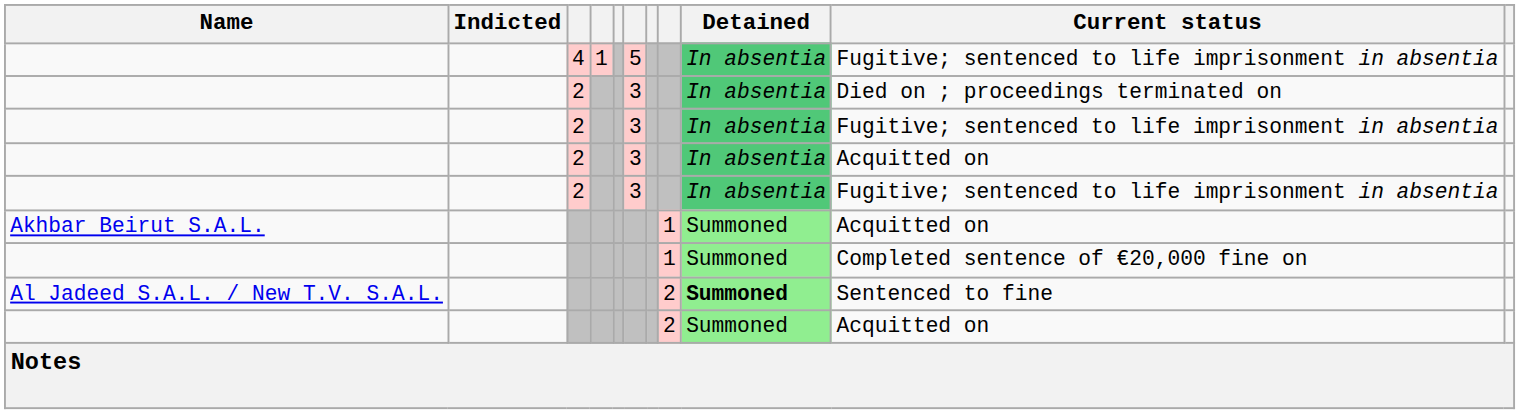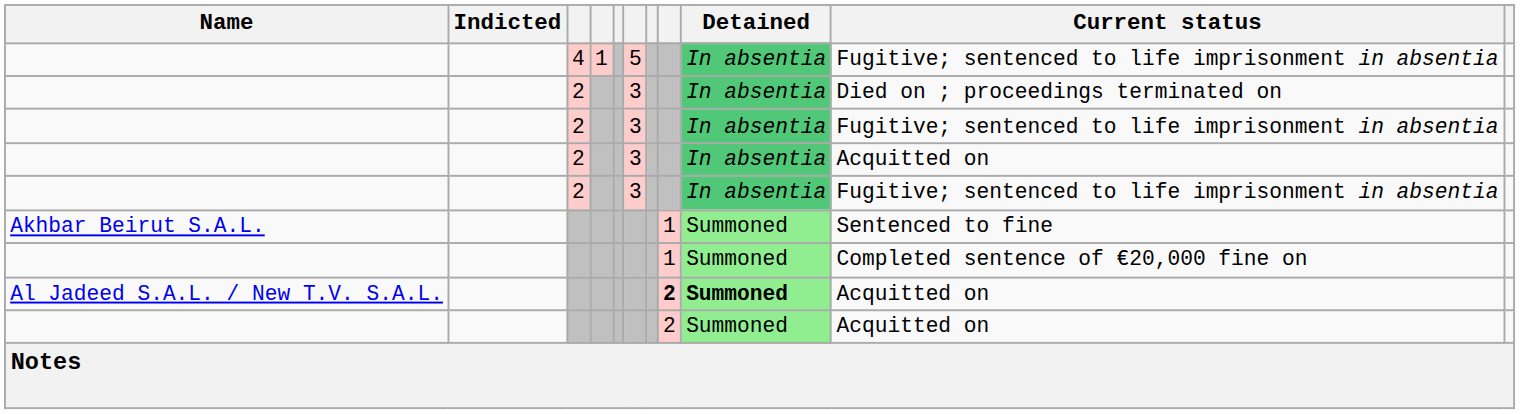(913, 227) Acquitted on -> (945, 227) Sentenced to fine
(669, 293) normal -> (669, 293) bold
(945, 293) Sentenced to fine -> (913, 293) Acquitted on
